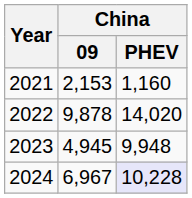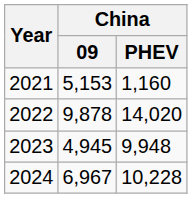(87, 83) 2,153 -> (87, 83) 5,153
(152, 177) lavender background -> (152, 177) no background
